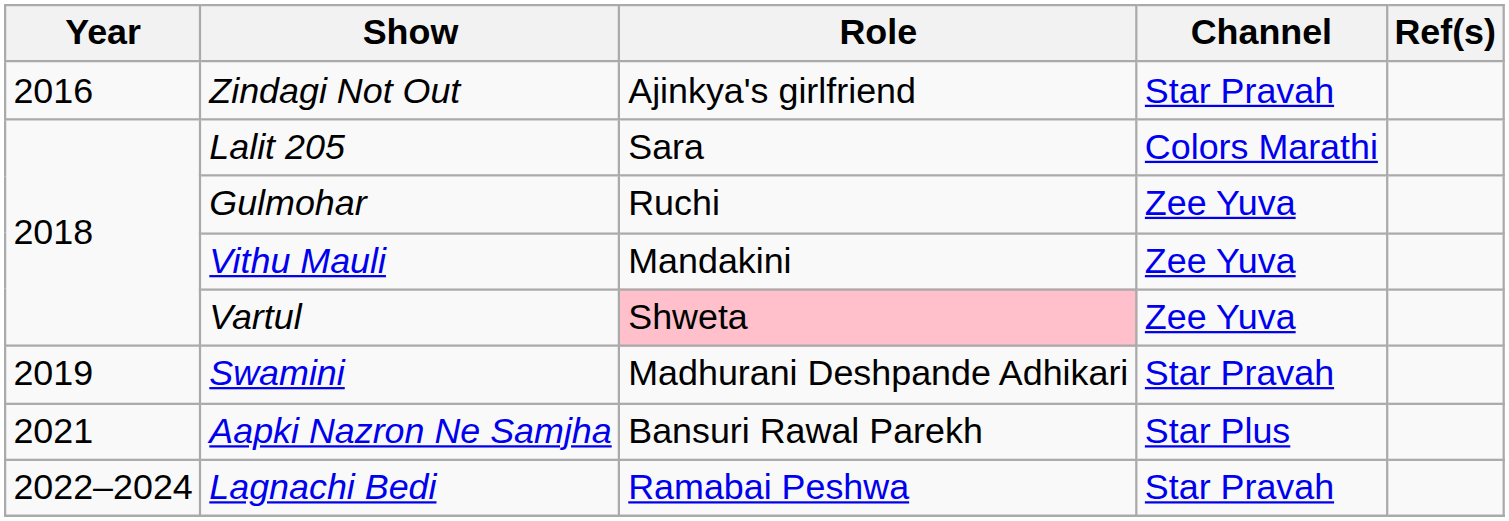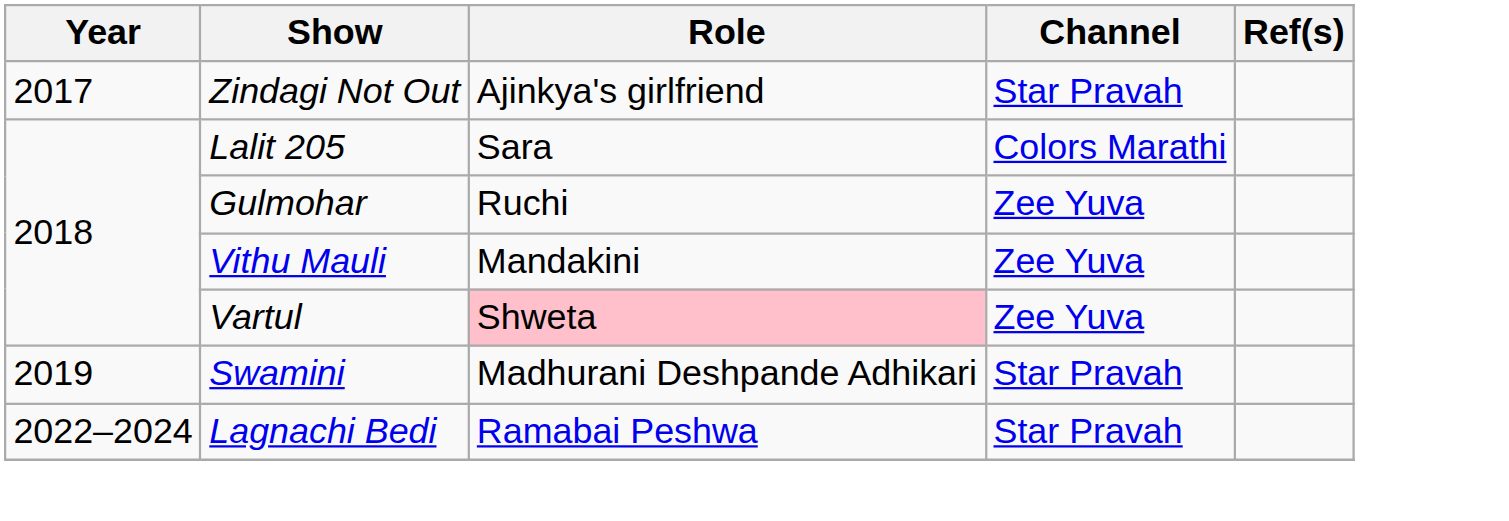(53, 89) 2016 -> (53, 89) 2017
- row: (411, 430)
